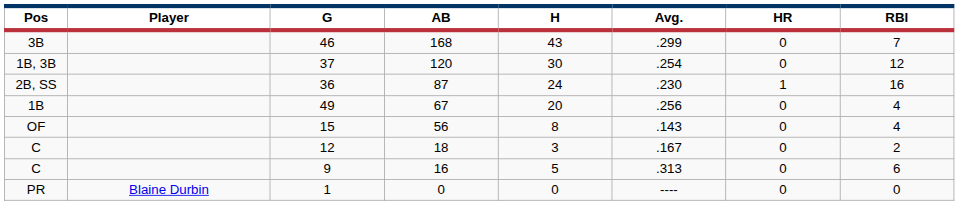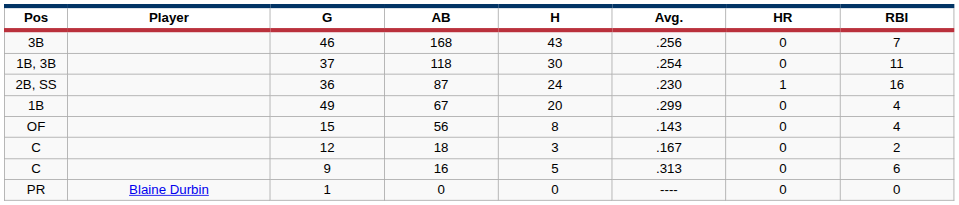(669, 42) .299 -> (669, 42) .256
(441, 63) 120 -> (441, 63) 118
(897, 63) 12 -> (897, 63) 11
(669, 105) .256 -> (669, 105) .299
